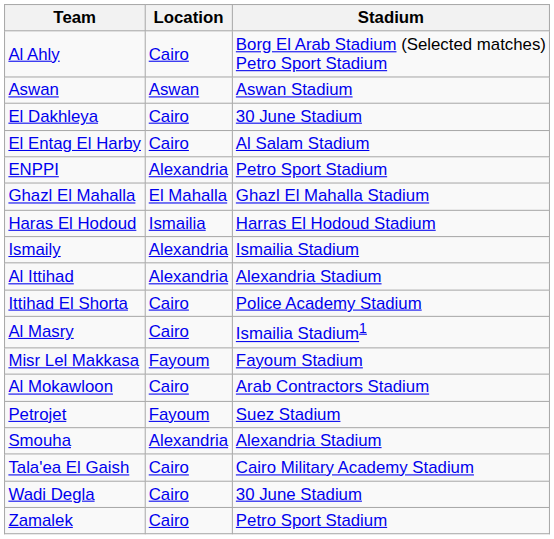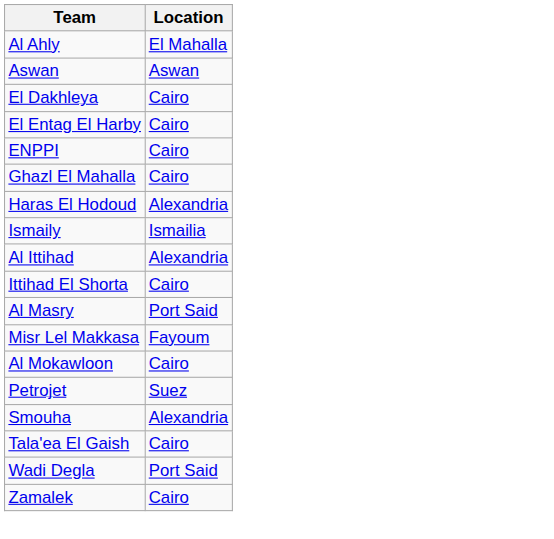- column: (391, 17)
(169, 53) Cairo -> (188, 44) El Mahalla
(188, 169) Alexandria -> (169, 151) Cairo
(188, 196) El Mahalla -> (169, 177) Cairo
(177, 223) Ismailia -> (188, 204) Alexandria
(188, 249) Alexandria -> (177, 230) Ismailia
(169, 332) Cairo -> (183, 310) Port Said
(179, 414) Fayoum -> (168, 390) Suez
(169, 494) Cairo -> (183, 470) Port Said
